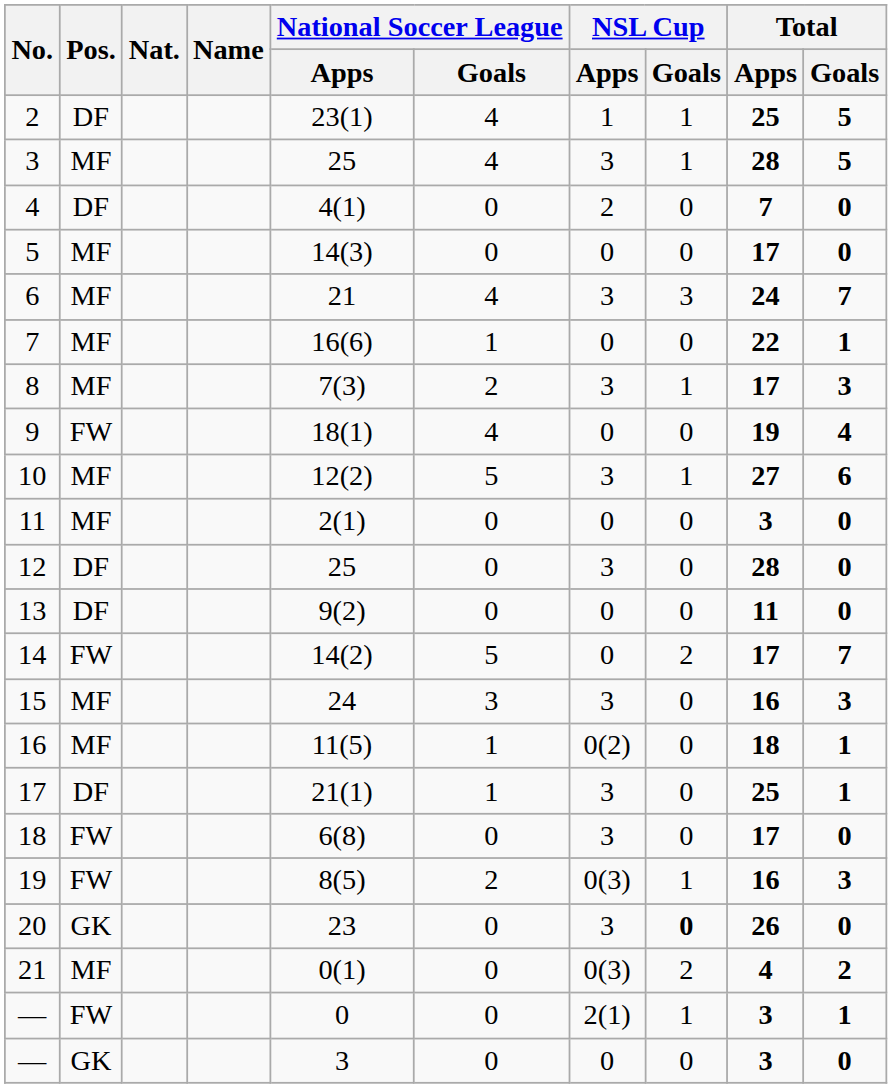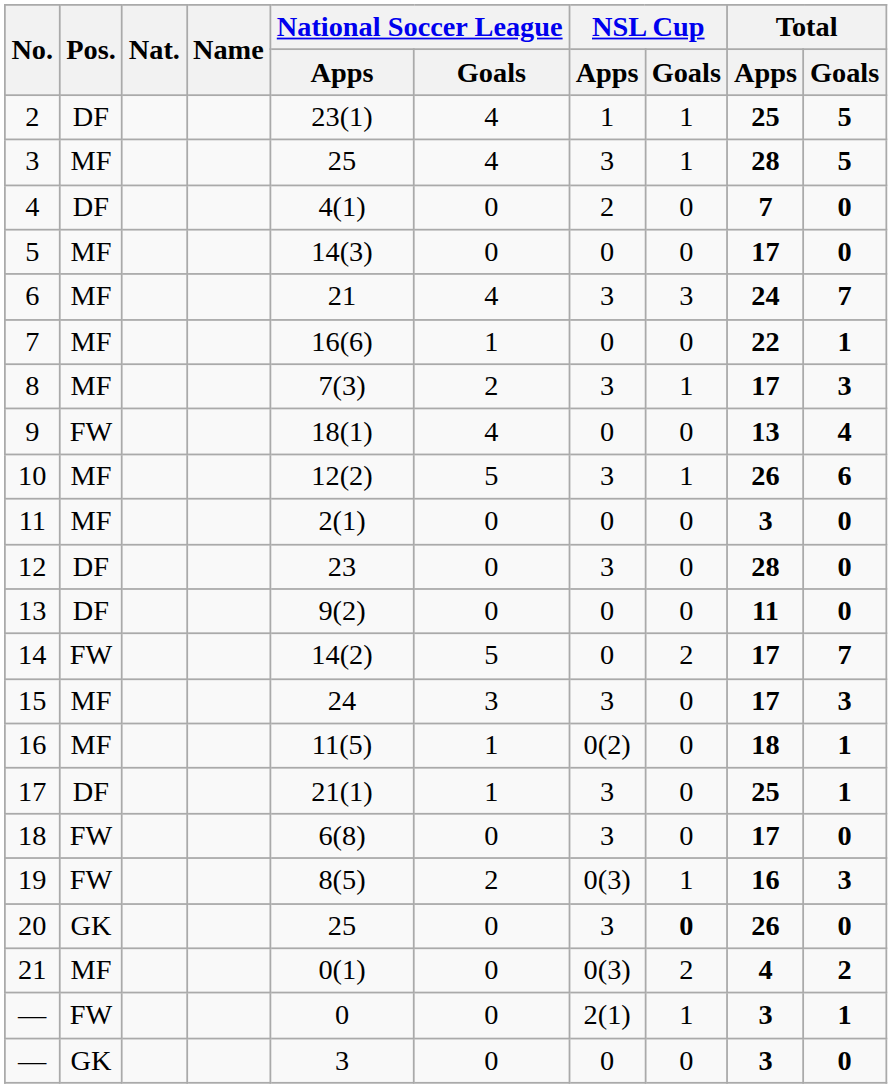(765, 431) 19 -> (765, 431) 13
(765, 476) 27 -> (765, 476) 26
(342, 565) 25 -> (342, 565) 23
(765, 700) 16 -> (765, 700) 17
(342, 925) 23 -> (342, 925) 25
